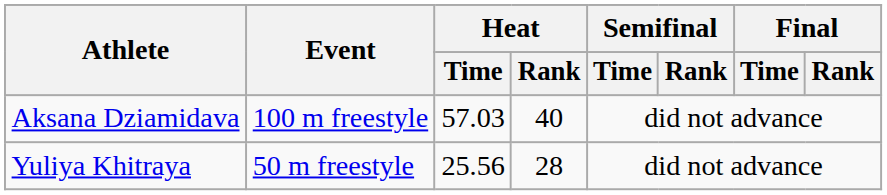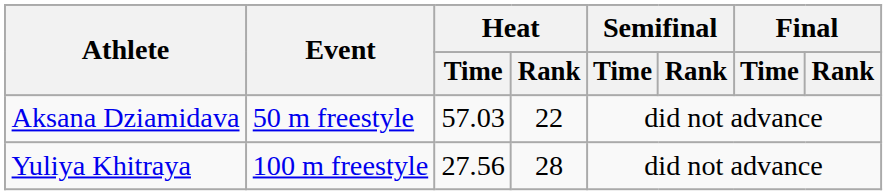(340, 118) 100 m freestyle -> (333, 118) 50 m freestyle
(549, 118) 40 -> (549, 118) 22
(333, 165) 50 m freestyle -> (340, 165) 100 m freestyle
(473, 165) 25.56 -> (473, 165) 27.56
